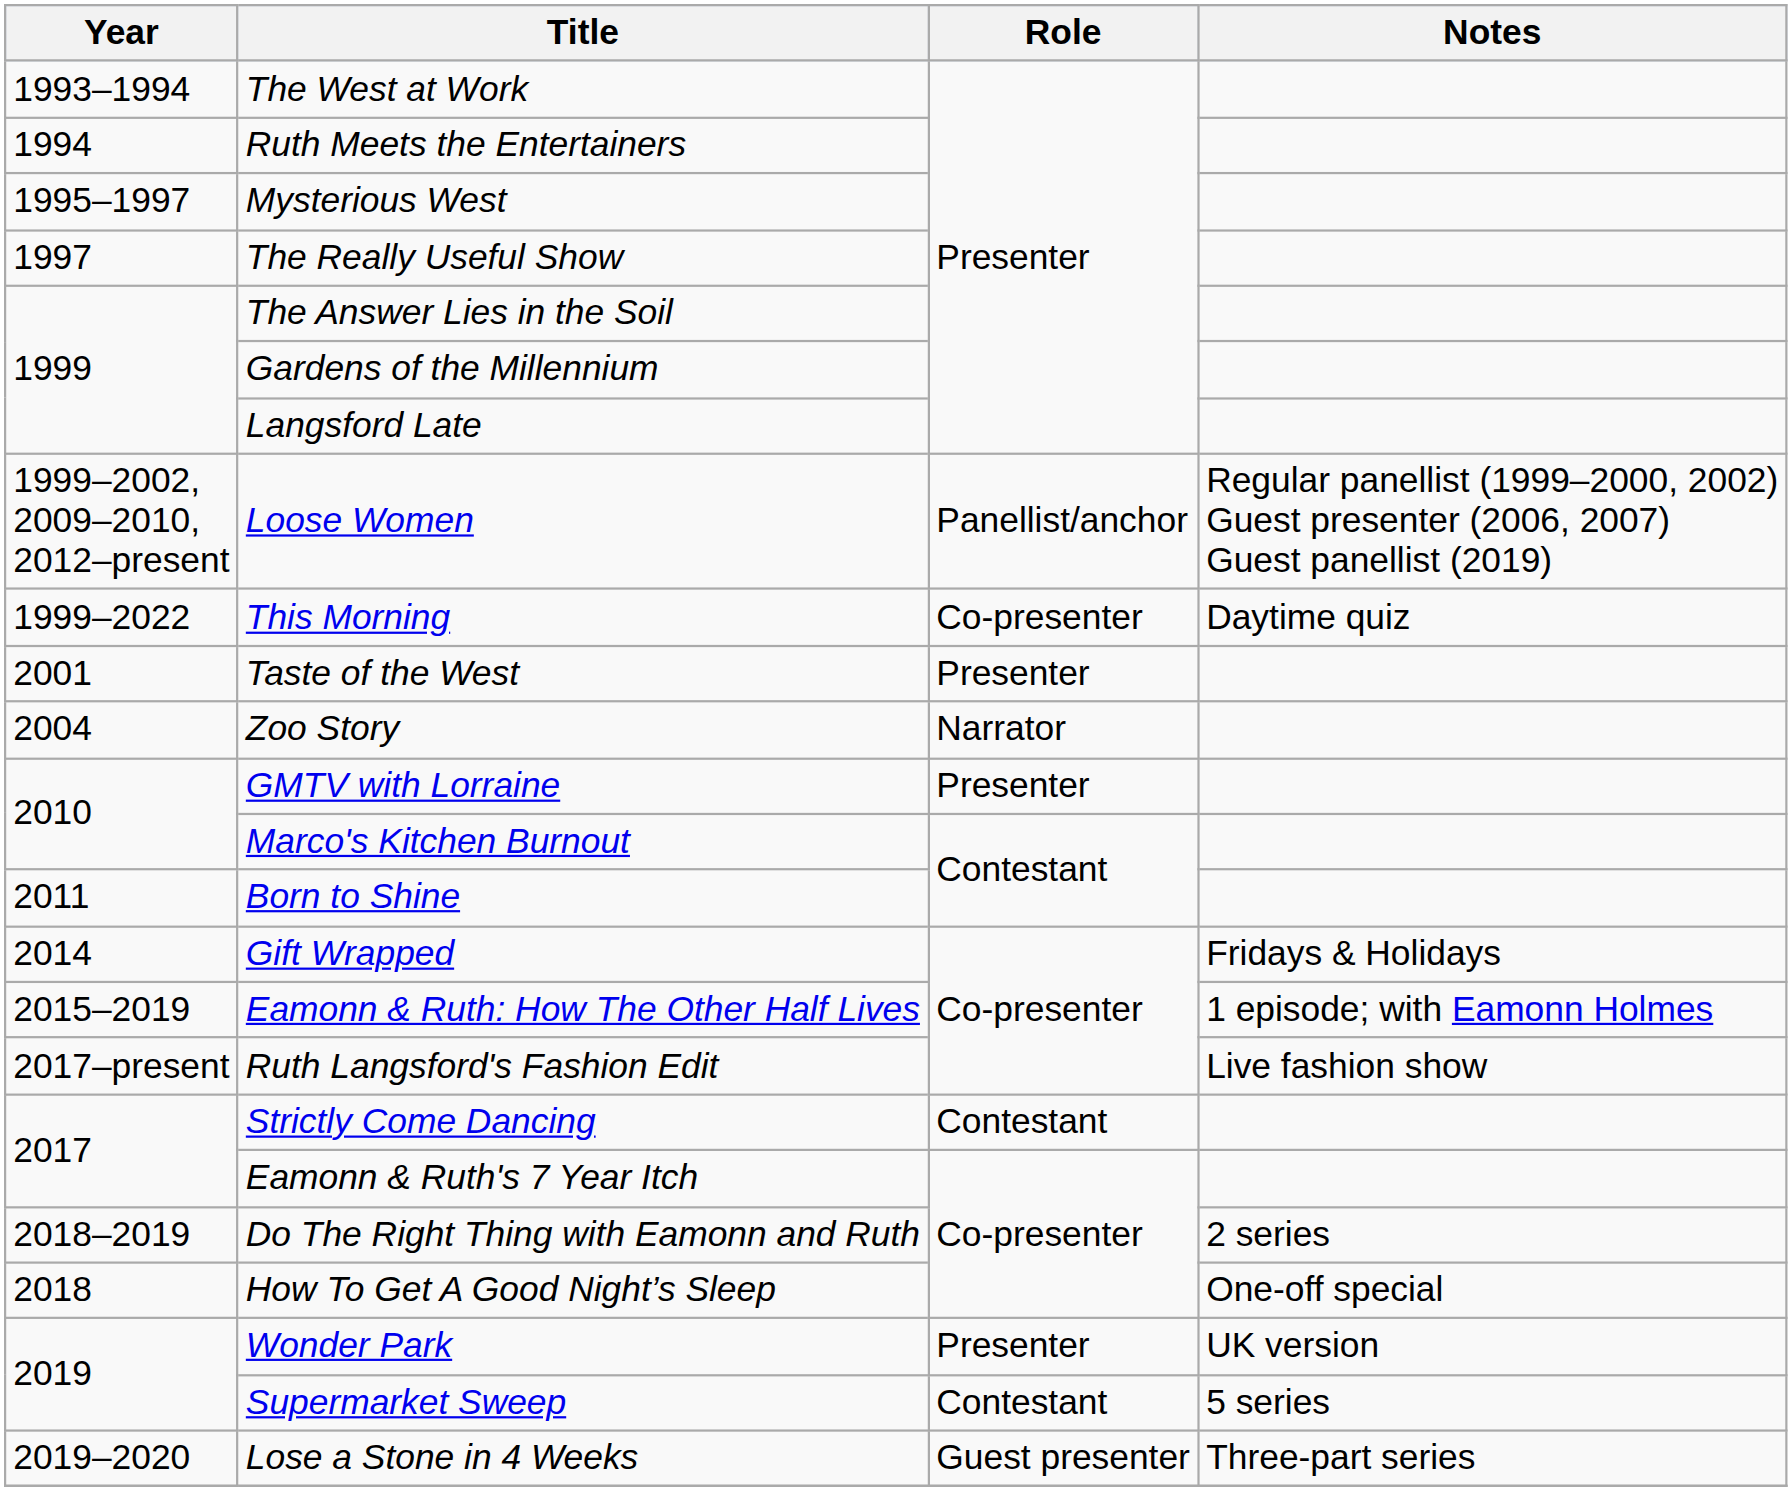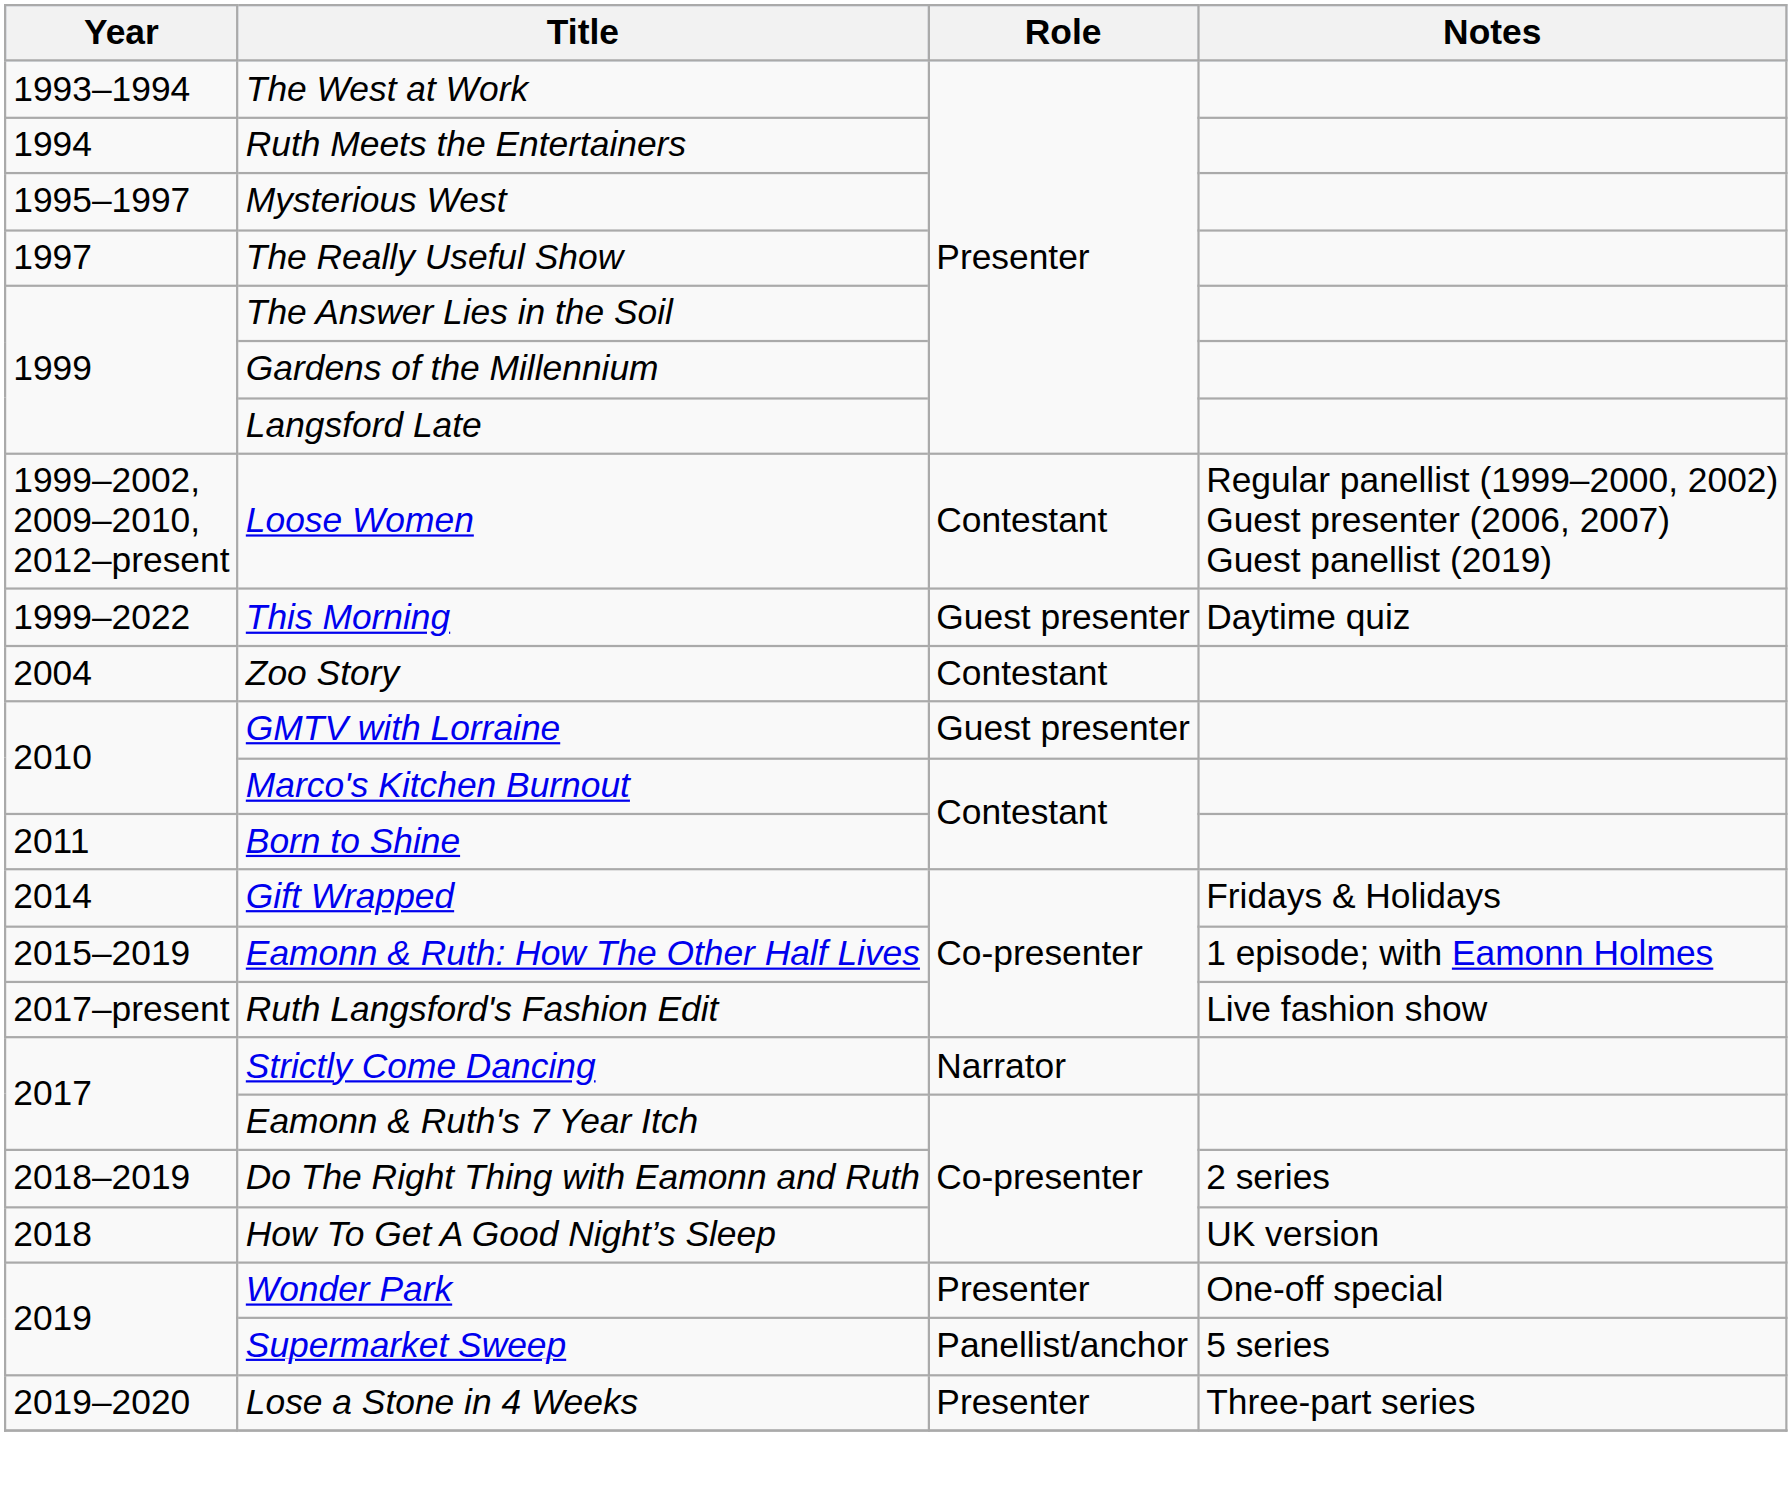(1062, 520) Panellist/anchor -> (1022, 520) Contestant
(1039, 616) Co-presenter -> (1063, 616) Guest presenter
- row: (382, 672)
(1001, 728) Narrator -> (1022, 672) Contestant
(1013, 785) Presenter -> (1063, 728) Guest presenter
(1022, 1121) Contestant -> (1001, 1065) Narrator
(1325, 1289) One-off special -> (1293, 1233) UK version
(1293, 1345) UK version -> (1325, 1289) One-off special
(1022, 1401) Contestant -> (1062, 1345) Panellist/anchor
(1063, 1457) Guest presenter -> (1013, 1401) Presenter
